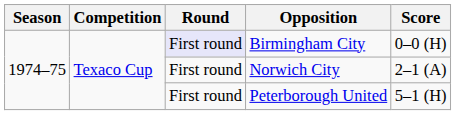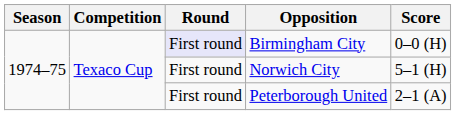(421, 69) 2–1 (A) -> (421, 69) 5–1 (H)
(421, 95) 5–1 (H) -> (421, 95) 2–1 (A)
